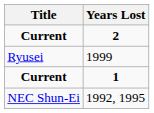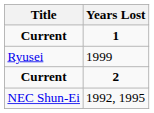rows swapped: (116, 77) <-> (116, 35)
